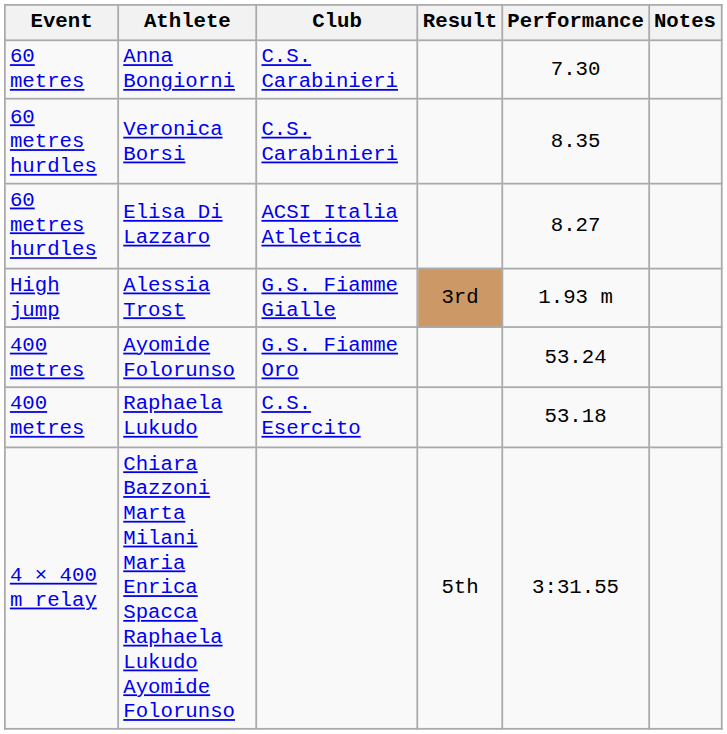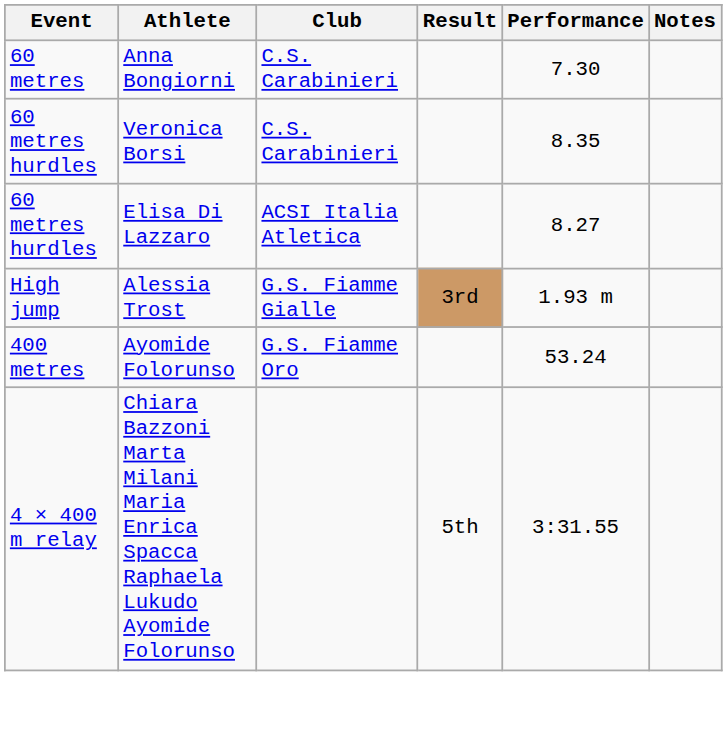- row: (173, 417)
